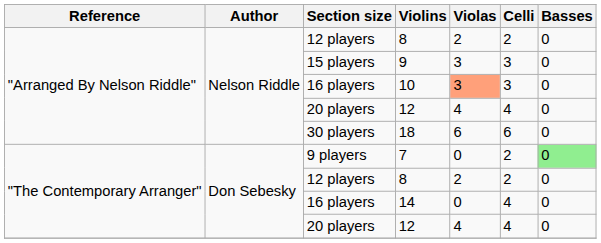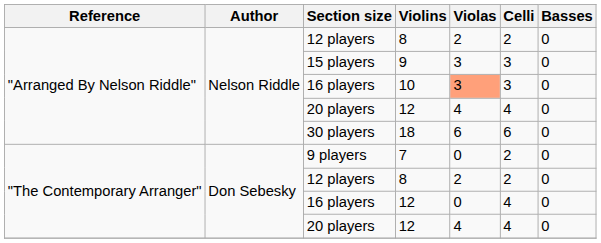(545, 156) lightgreen background -> (545, 156) no background
(407, 202) 14 -> (407, 202) 12
